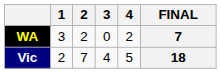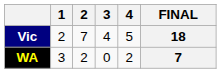rows swapped: (27, 36) <-> (27, 57)
